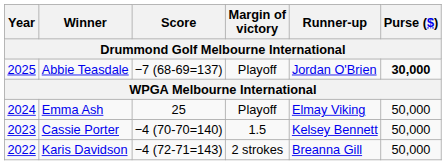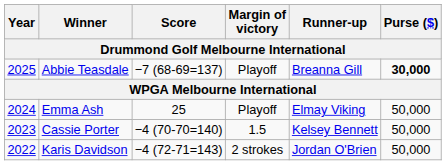(334, 69) Jordan O'Brien -> (327, 69) Breanna Gill
(327, 150) Breanna Gill -> (334, 150) Jordan O'Brien
